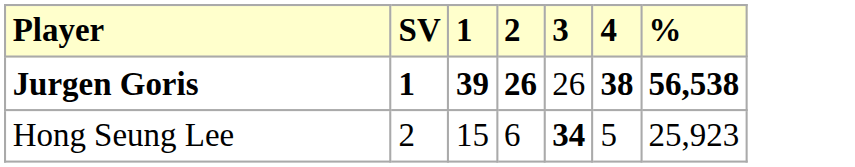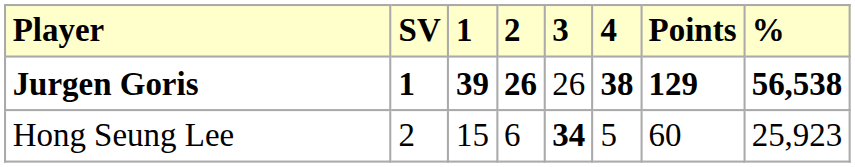+ column: (693, 30)
